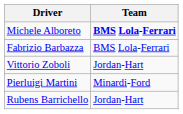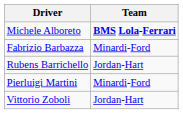(131, 48) BMS Lola-Ferrari -> (122, 48) Minardi-Ford
rows swapped: (48, 100) <-> (38, 65)
